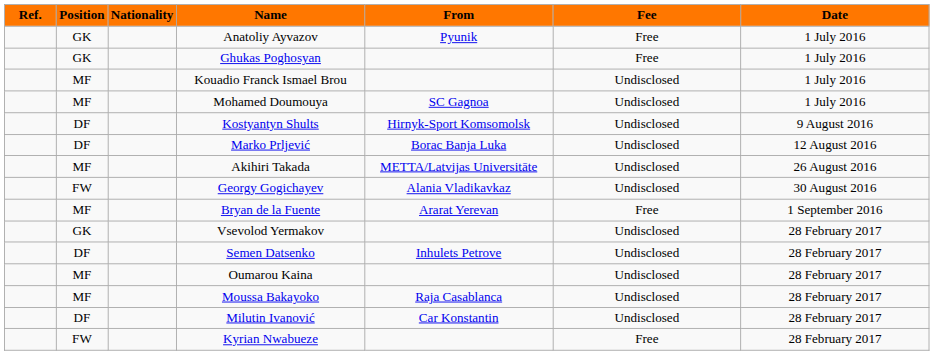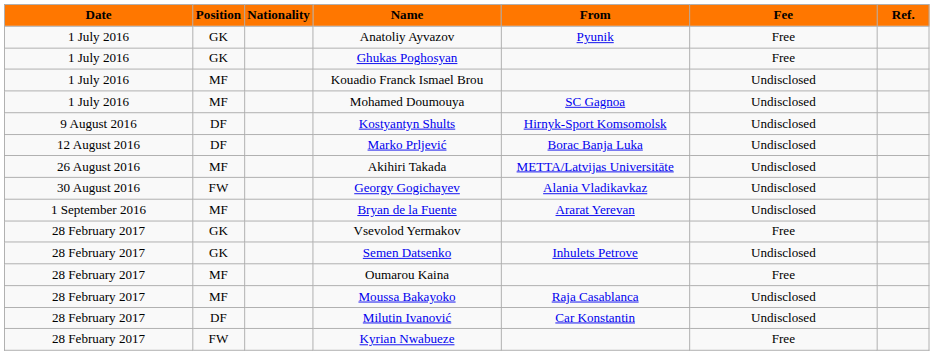columns swapped: (835, 15) <-> (30, 15)
(647, 210) Free -> (783, 210) Undisclosed
(647, 231) Undisclosed -> (783, 231) Free
(82, 253) DF -> (218, 253) GK
(647, 275) Undisclosed -> (783, 275) Free
